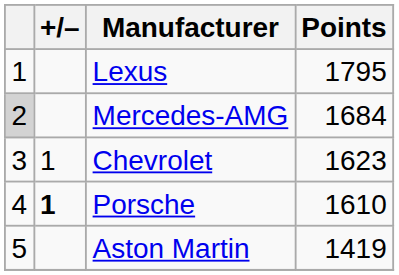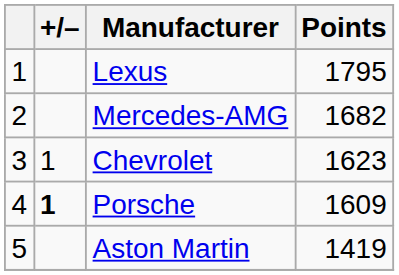(19, 116) lightgrey background -> (19, 116) no background
(356, 116) 1684 -> (356, 116) 1682
(356, 204) 1610 -> (356, 204) 1609
